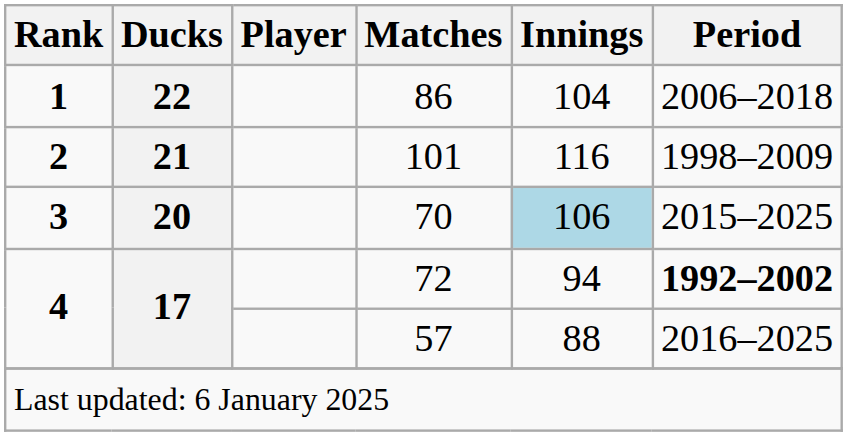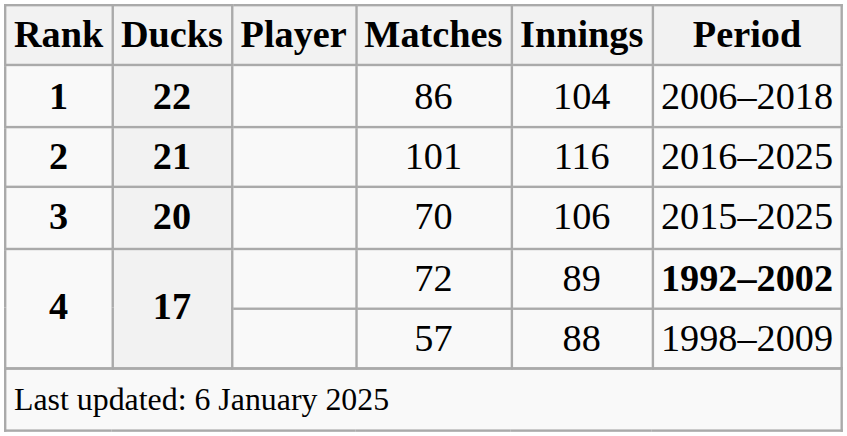(747, 156) 1998–2009 -> (747, 156) 2016–2025
(582, 216) lightblue background -> (582, 216) no background
(582, 277) 94 -> (582, 277) 89
(747, 338) 2016–2025 -> (747, 338) 1998–2009
